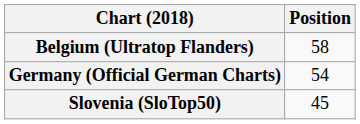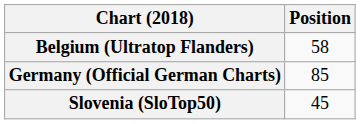(320, 75) 54 -> (320, 75) 85
